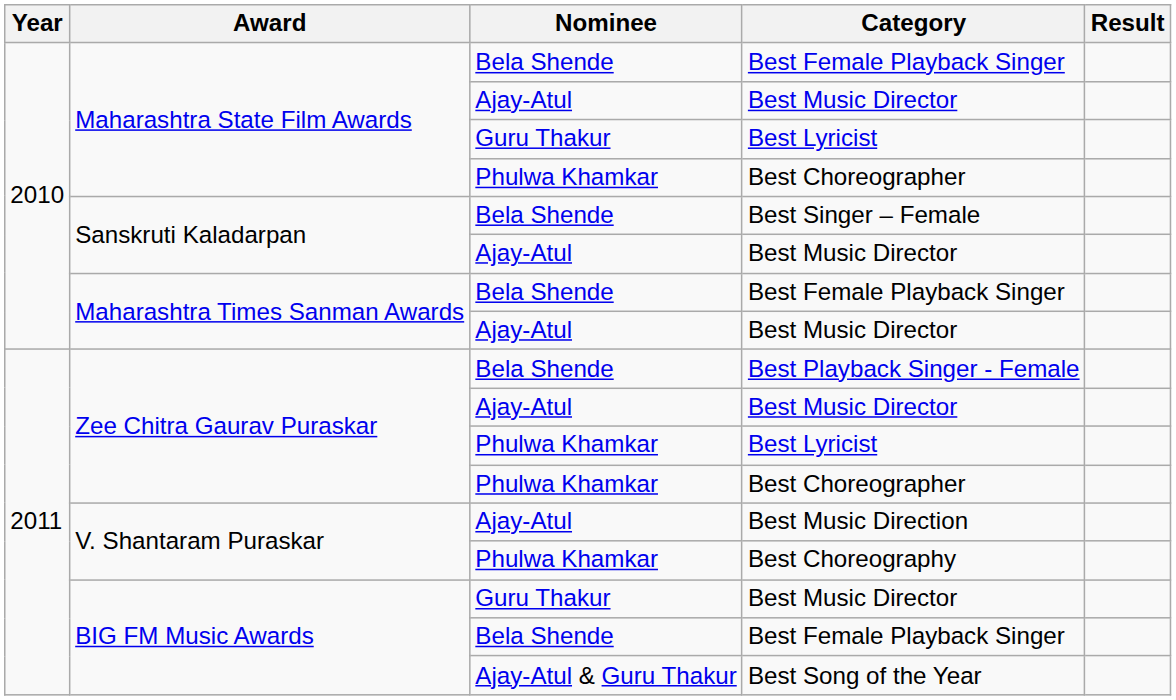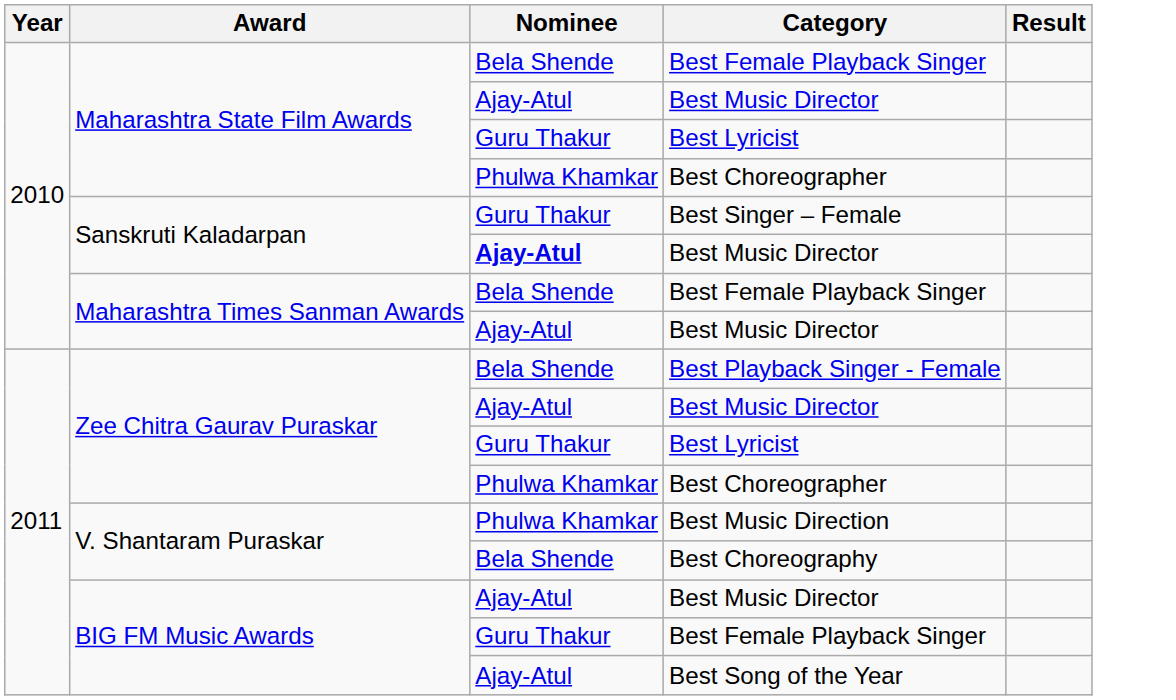(545, 215) Bela Shende -> (543, 215) Guru Thakur
(524, 253) normal -> (528, 253) bold
(567, 445) Phulwa Khamkar -> (543, 445) Guru Thakur
(524, 521) Ajay-Atul -> (567, 521) Phulwa Khamkar
(567, 560) Phulwa Khamkar -> (545, 560) Bela Shende
(543, 598) Guru Thakur -> (524, 598) Ajay-Atul
(545, 636) Bela Shende -> (543, 636) Guru Thakur
(606, 675) Ajay-Atul & Guru Thakur -> (524, 675) Ajay-Atul
